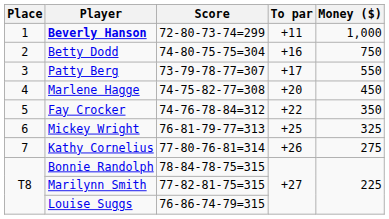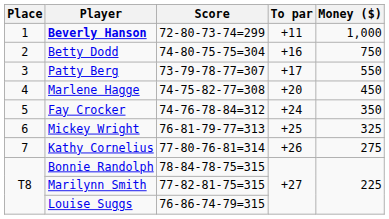(292, 109) +22 -> (292, 109) +24
